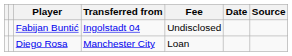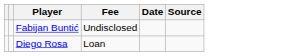- column: (123, 12)
